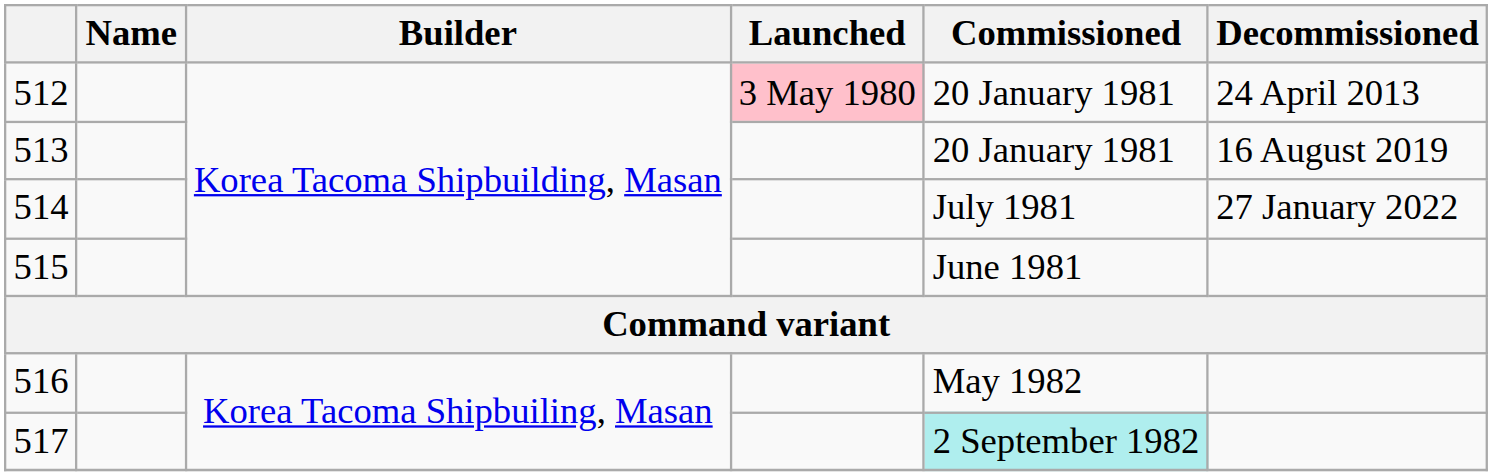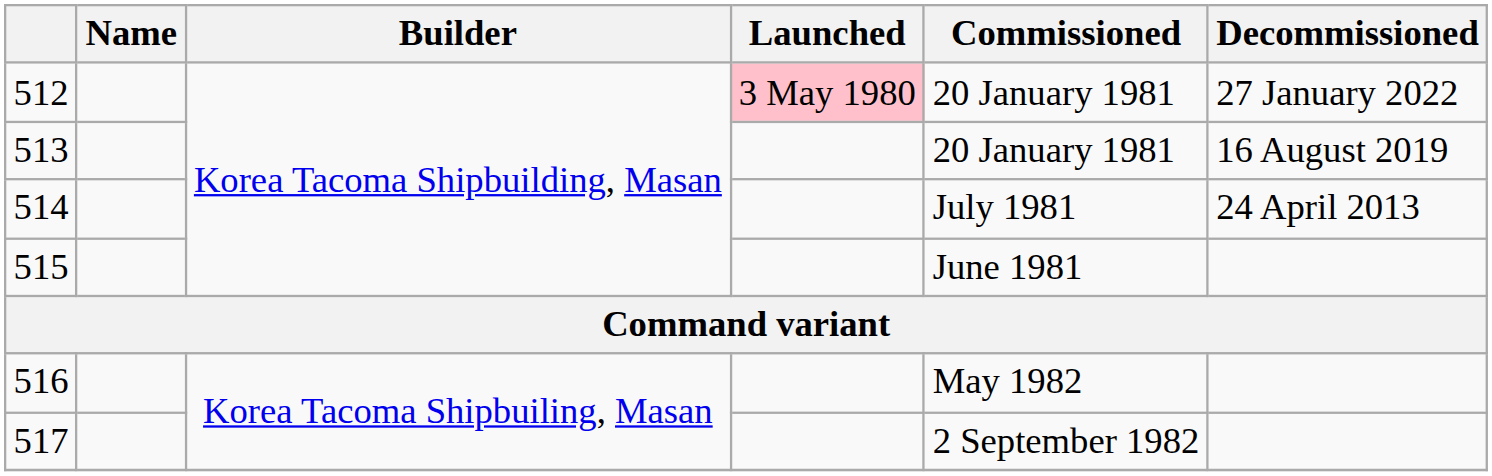(1318, 91) 24 April 2013 -> (1337, 91) 27 January 2022
(1337, 207) 27 January 2022 -> (1318, 207) 24 April 2013
(1066, 440) paleturquoise background -> (1066, 440) no background
